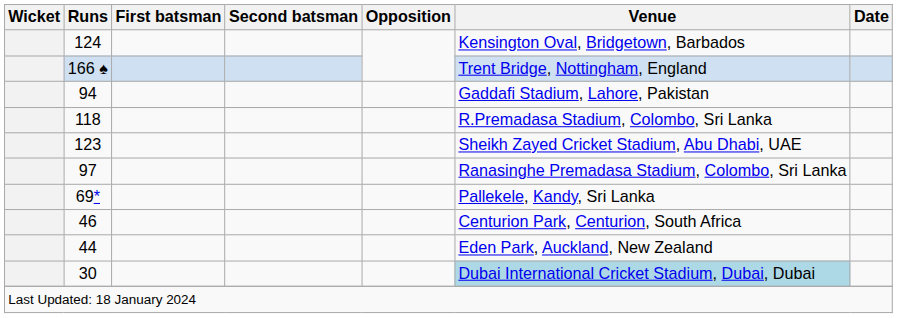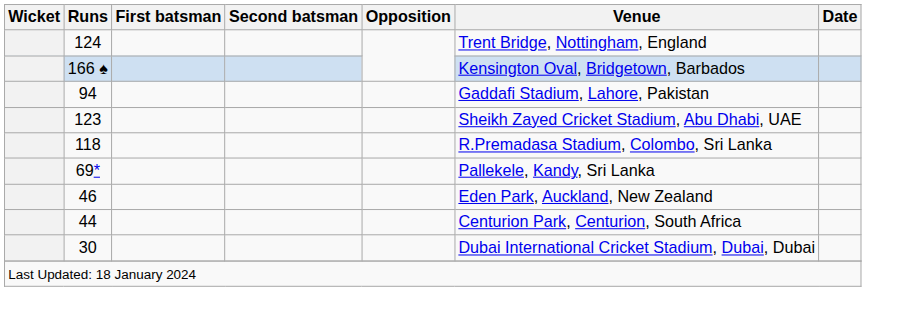(602, 42) Kensington Oval, Bridgetown, Barbados -> (583, 42) Trent Bridge, Nottingham, England
(583, 68) Trent Bridge, Nottingham, England -> (602, 68) Kensington Oval, Bridgetown, Barbados
rows swapped: (88, 145) <-> (88, 119)
- row: (88, 171)
(600, 222) Centurion Park, Centurion, South Africa -> (586, 196) Eden Park, Auckland, New Zealand
(586, 247) Eden Park, Auckland, New Zealand -> (600, 222) Centurion Park, Centurion, South Africa
(637, 273) lightblue background -> (637, 247) no background
